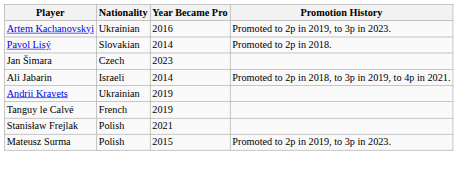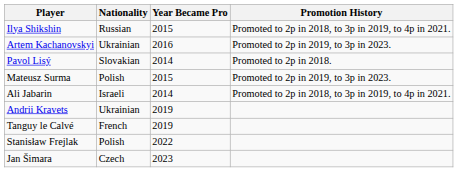+ row: (34, 28)
rows swapped: (39, 142) <-> (29, 61)
(163, 126) 2021 -> (163, 142) 2022
